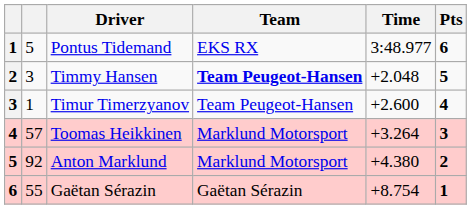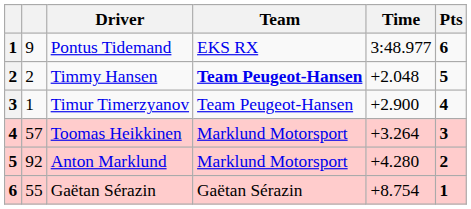(30, 47) 5 -> (30, 47) 9
(30, 76) 3 -> (30, 76) 2
(395, 104) +2.600 -> (395, 104) +2.900
(395, 161) +4.380 -> (395, 161) +4.280
